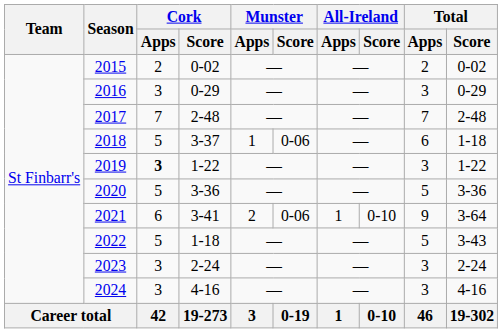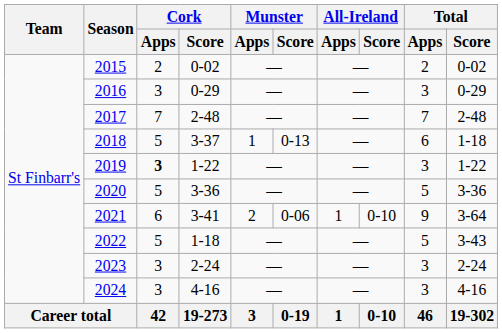(295, 141) 0-06 -> (295, 141) 0-13
